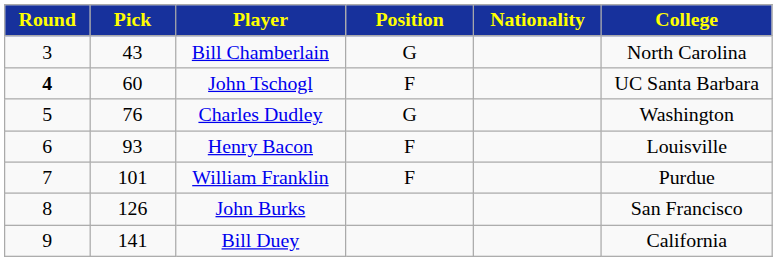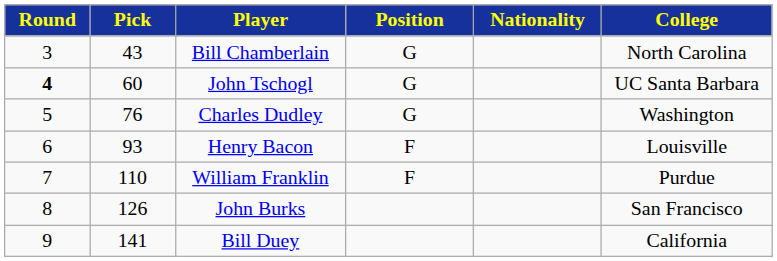(410, 83) F -> (410, 83) G
(133, 177) 101 -> (133, 177) 110
